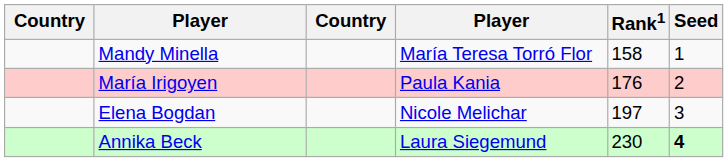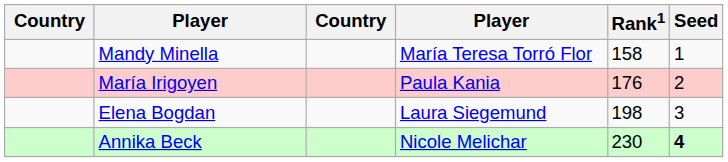(463, 112) Nicole Melichar -> (473, 112) Laura Siegemund
(627, 112) 197 -> (627, 112) 198
(473, 141) Laura Siegemund -> (463, 141) Nicole Melichar
